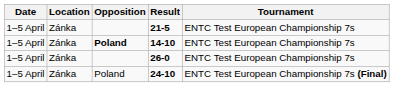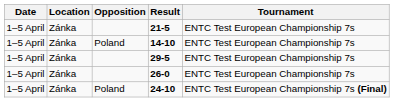(110, 43) bold -> (109, 43) normal
+ row: (160, 58)
